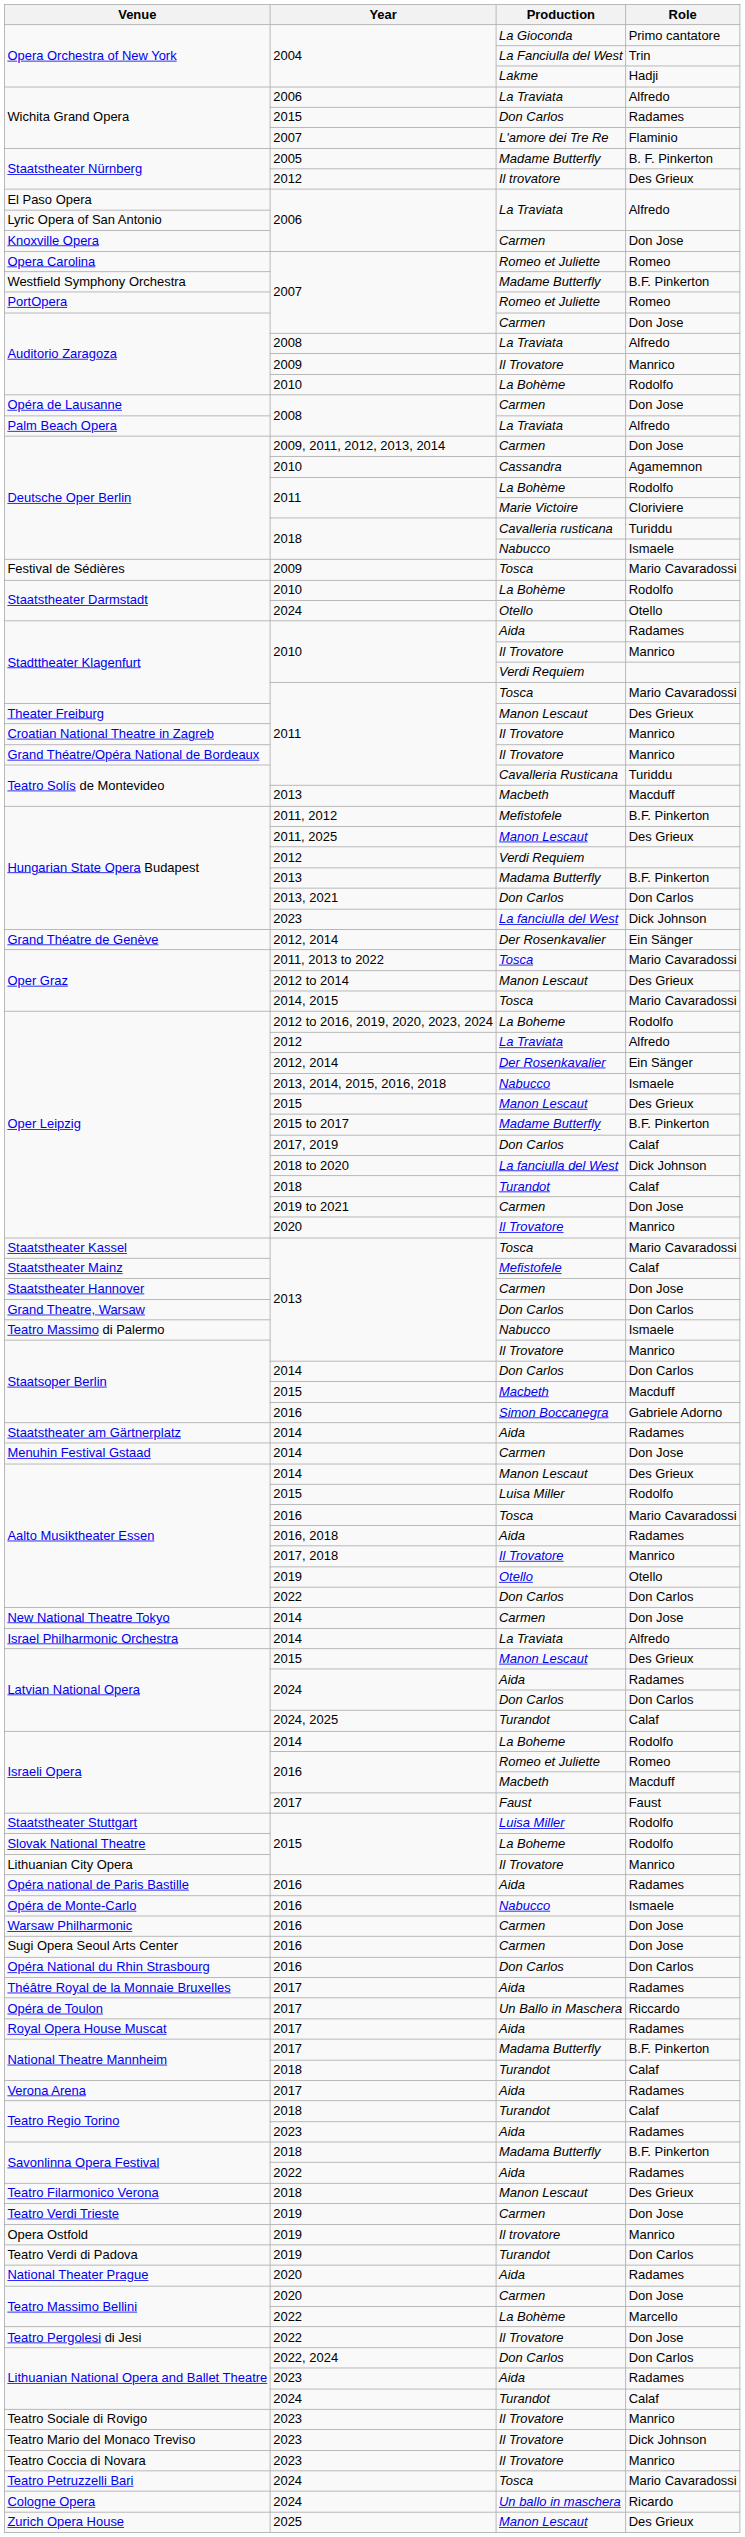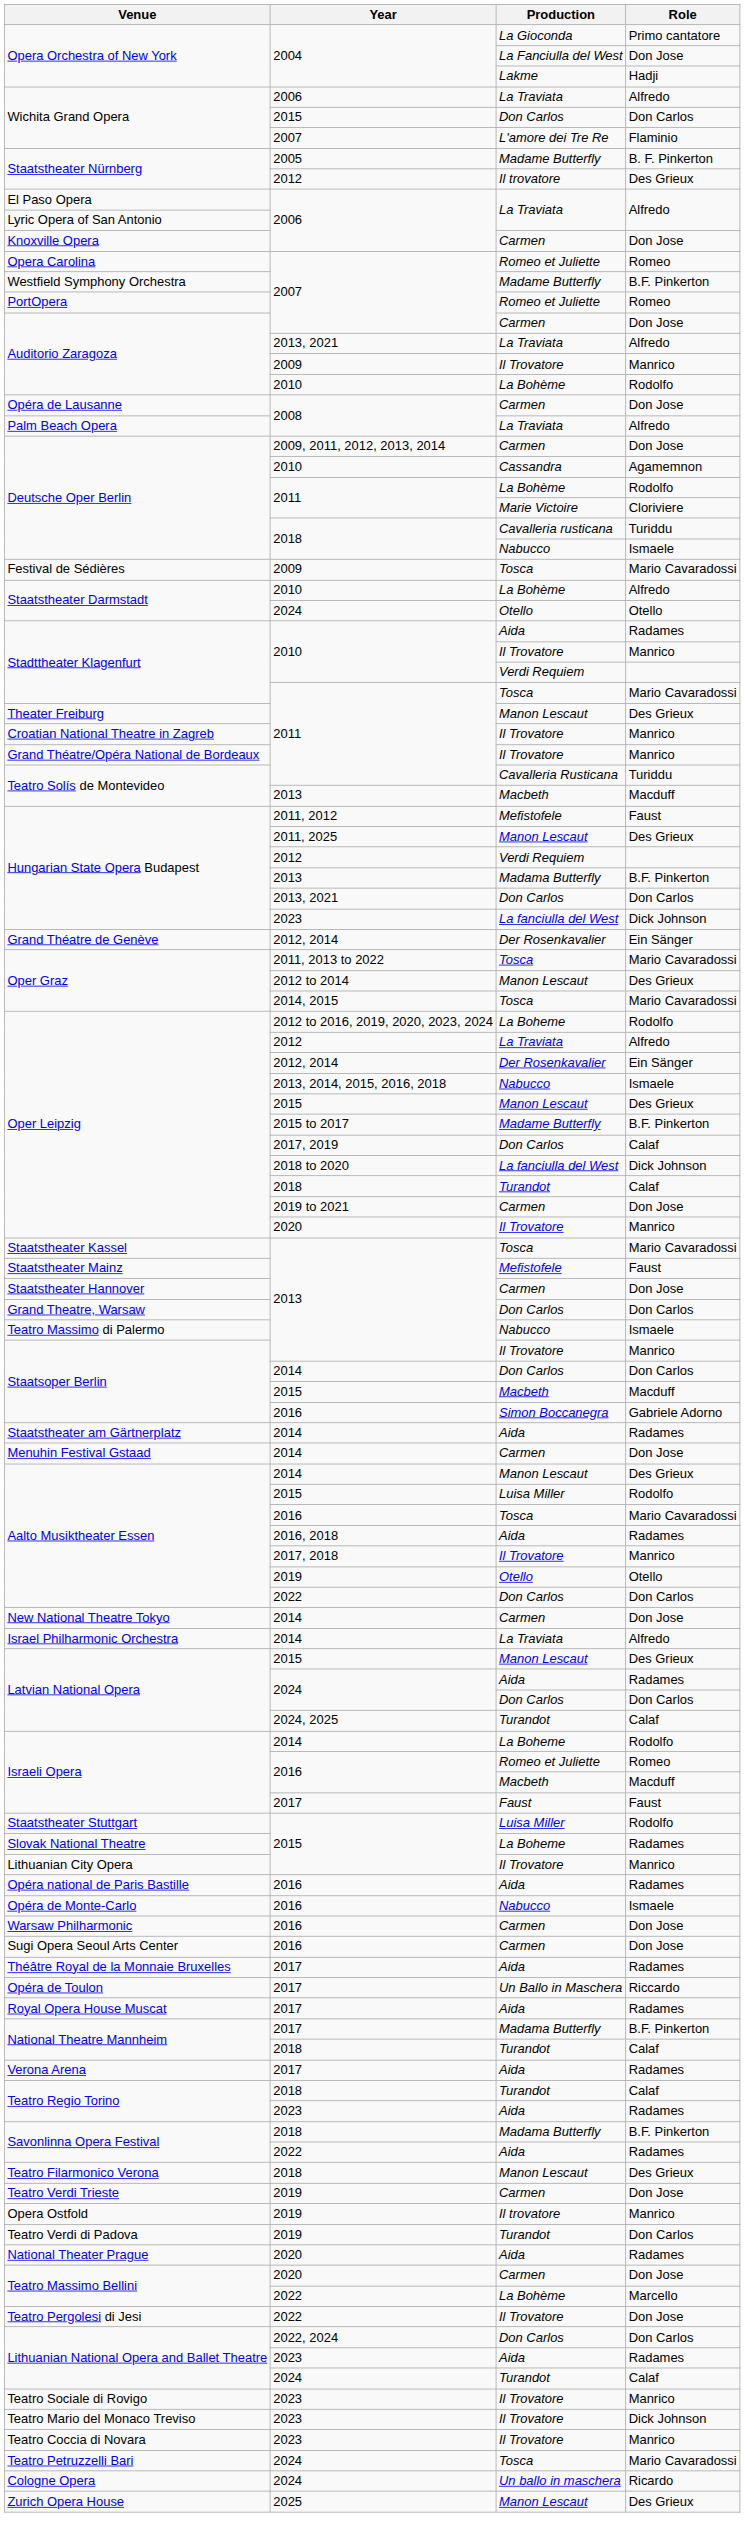(640, 55) Trin -> (656, 55) Don Jose
(656, 117) Radames -> (661, 117) Don Carlos
(288, 343) 2008 -> (306, 343) 2013, 2021
(651, 590) Rodolfo -> (649, 590) Alfredo
(669, 816) B.F. Pinkerton -> (645, 816) Faust
(644, 1268) Calaf -> (645, 1268) Faust
(651, 1844) Rodolfo -> (656, 1844) Radames
- row: (109, 1967)
